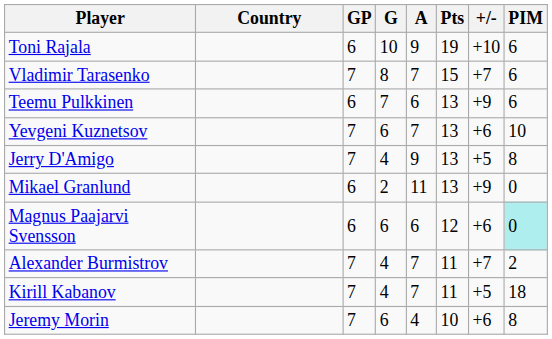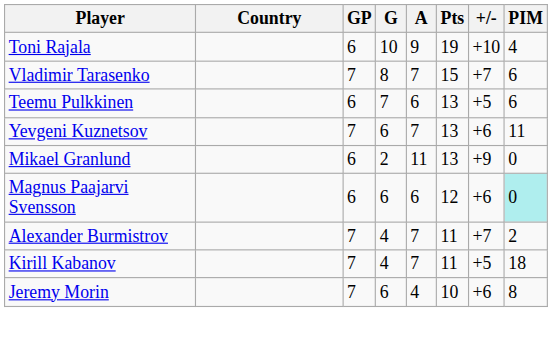(513, 46) 6 -> (513, 46) 4
(482, 103) +9 -> (482, 103) +5
(517, 131) 10 -> (517, 131) 11
- row: (61, 159)
